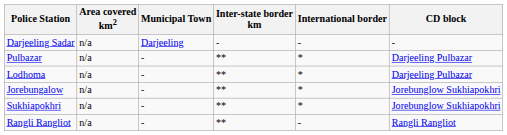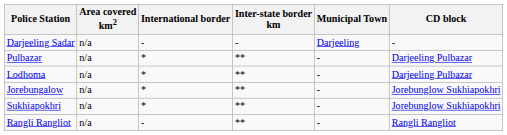columns swapped: (342, 19) <-> (176, 19)
